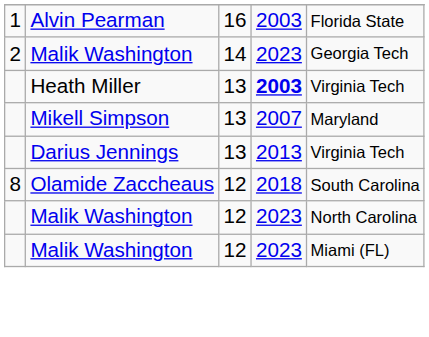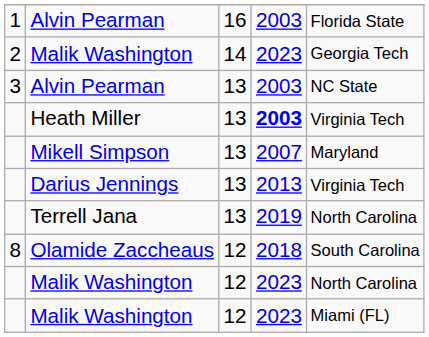+ row: (15, 86)
+ row: (15, 217)
